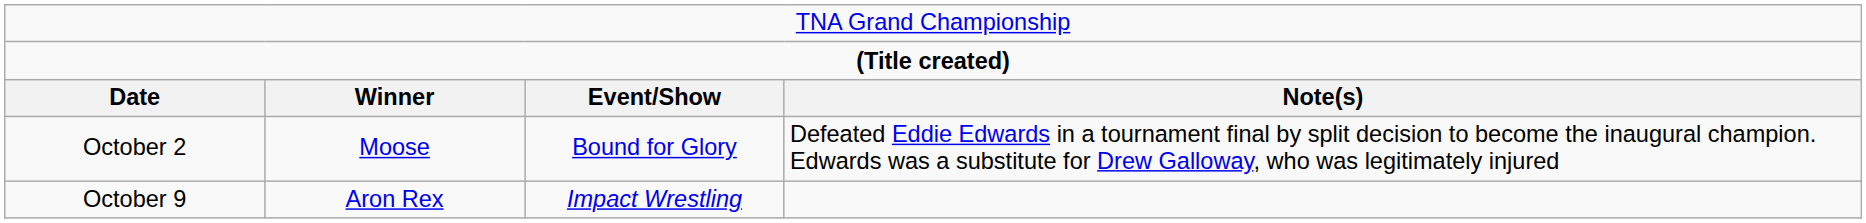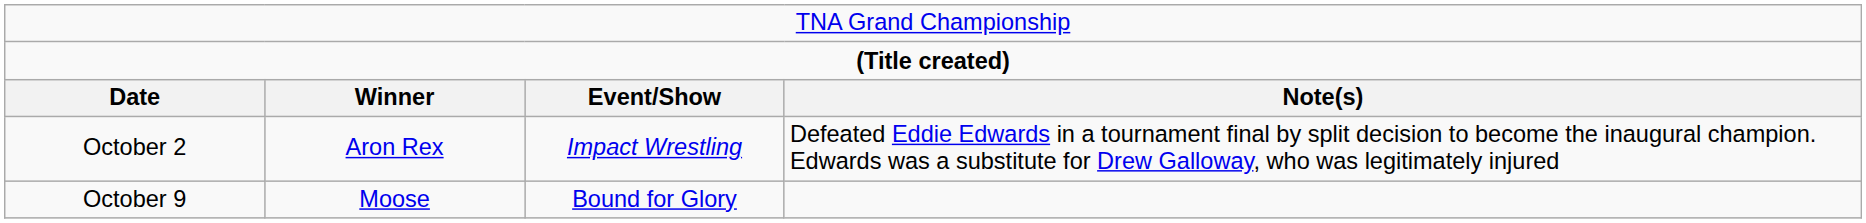(395, 148) Moose -> (395, 148) Aron Rex
(655, 148) Bound for Glory -> (655, 148) Impact Wrestling
(395, 198) Aron Rex -> (395, 198) Moose
(655, 198) Impact Wrestling -> (655, 198) Bound for Glory
